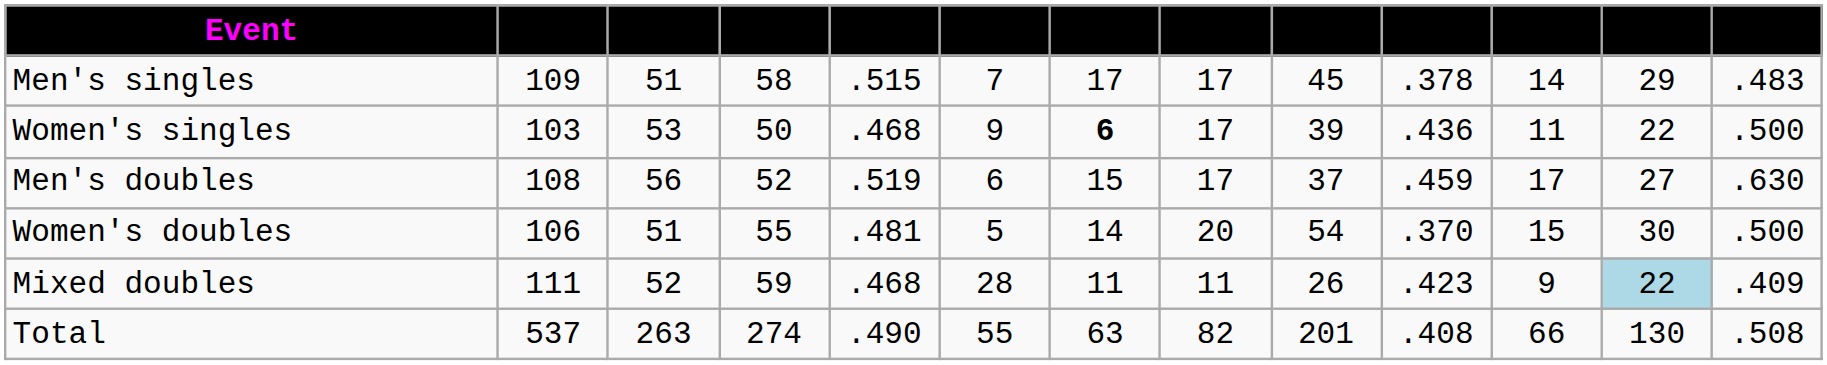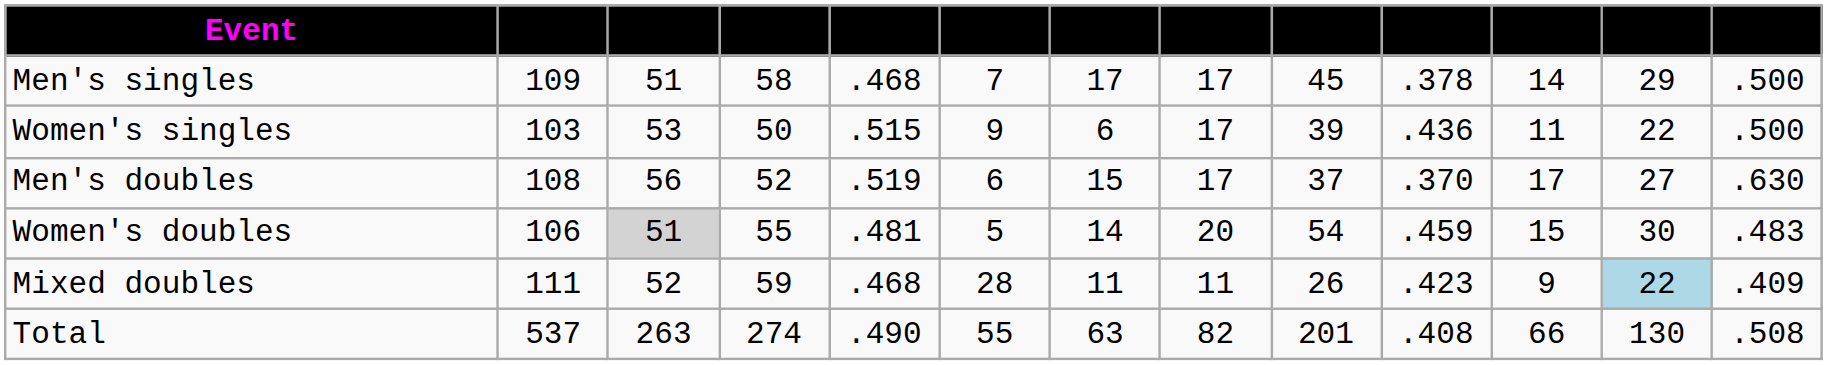(884, 81) .515 -> (884, 81) .468
(1767, 81) .483 -> (1767, 81) .500
(884, 132) .468 -> (884, 132) .515
(1105, 132) bold -> (1105, 132) normal
(1436, 182) .459 -> (1436, 182) .370
(664, 233) no background -> (664, 233) lightgrey background
(1436, 233) .370 -> (1436, 233) .459
(1767, 233) .500 -> (1767, 233) .483
